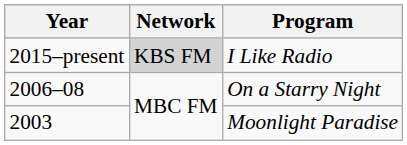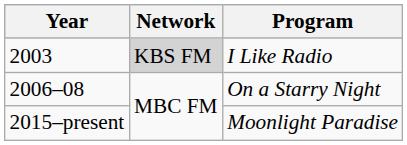(67, 55) 2015–present -> (31, 55) 2003
(31, 122) 2003 -> (67, 122) 2015–present
